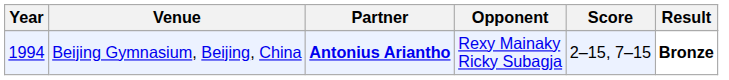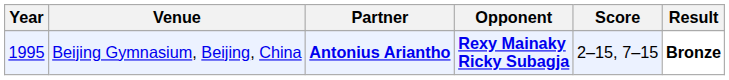(26, 53) 1994 -> (26, 53) 1995
(510, 53) normal -> (514, 53) bold
